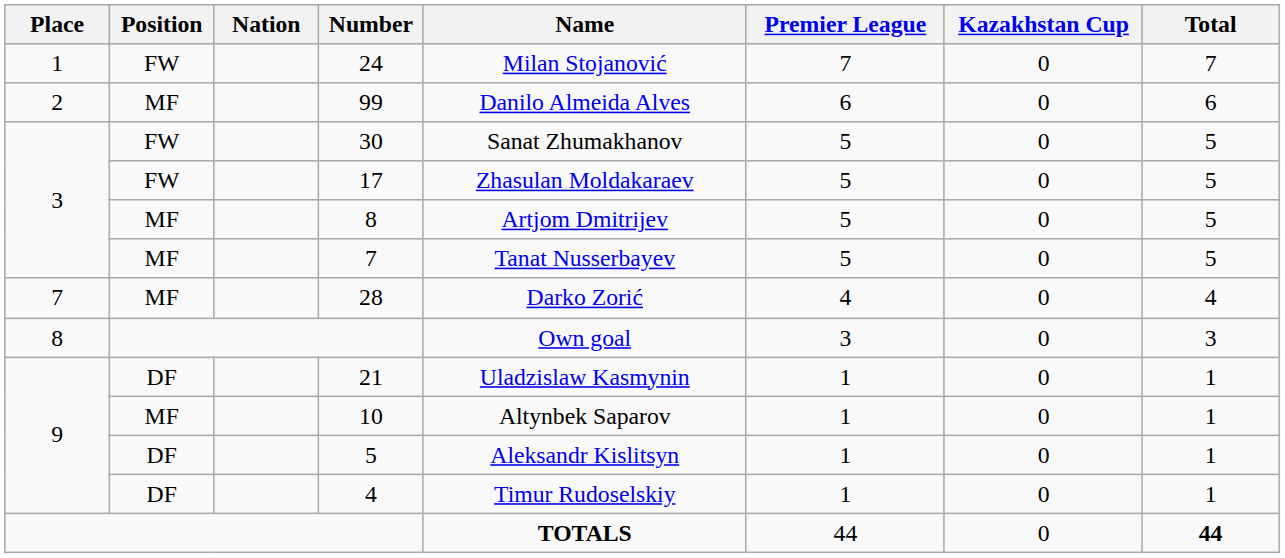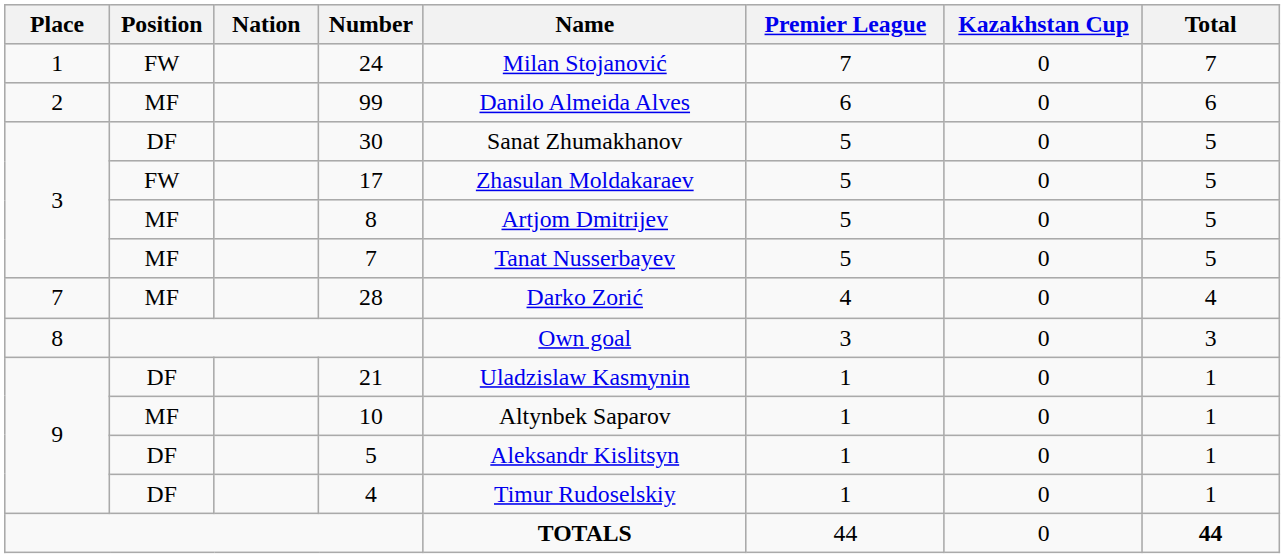(162, 141) FW -> (162, 141) DF
